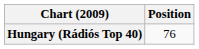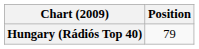(169, 34) 76 -> (169, 34) 79
